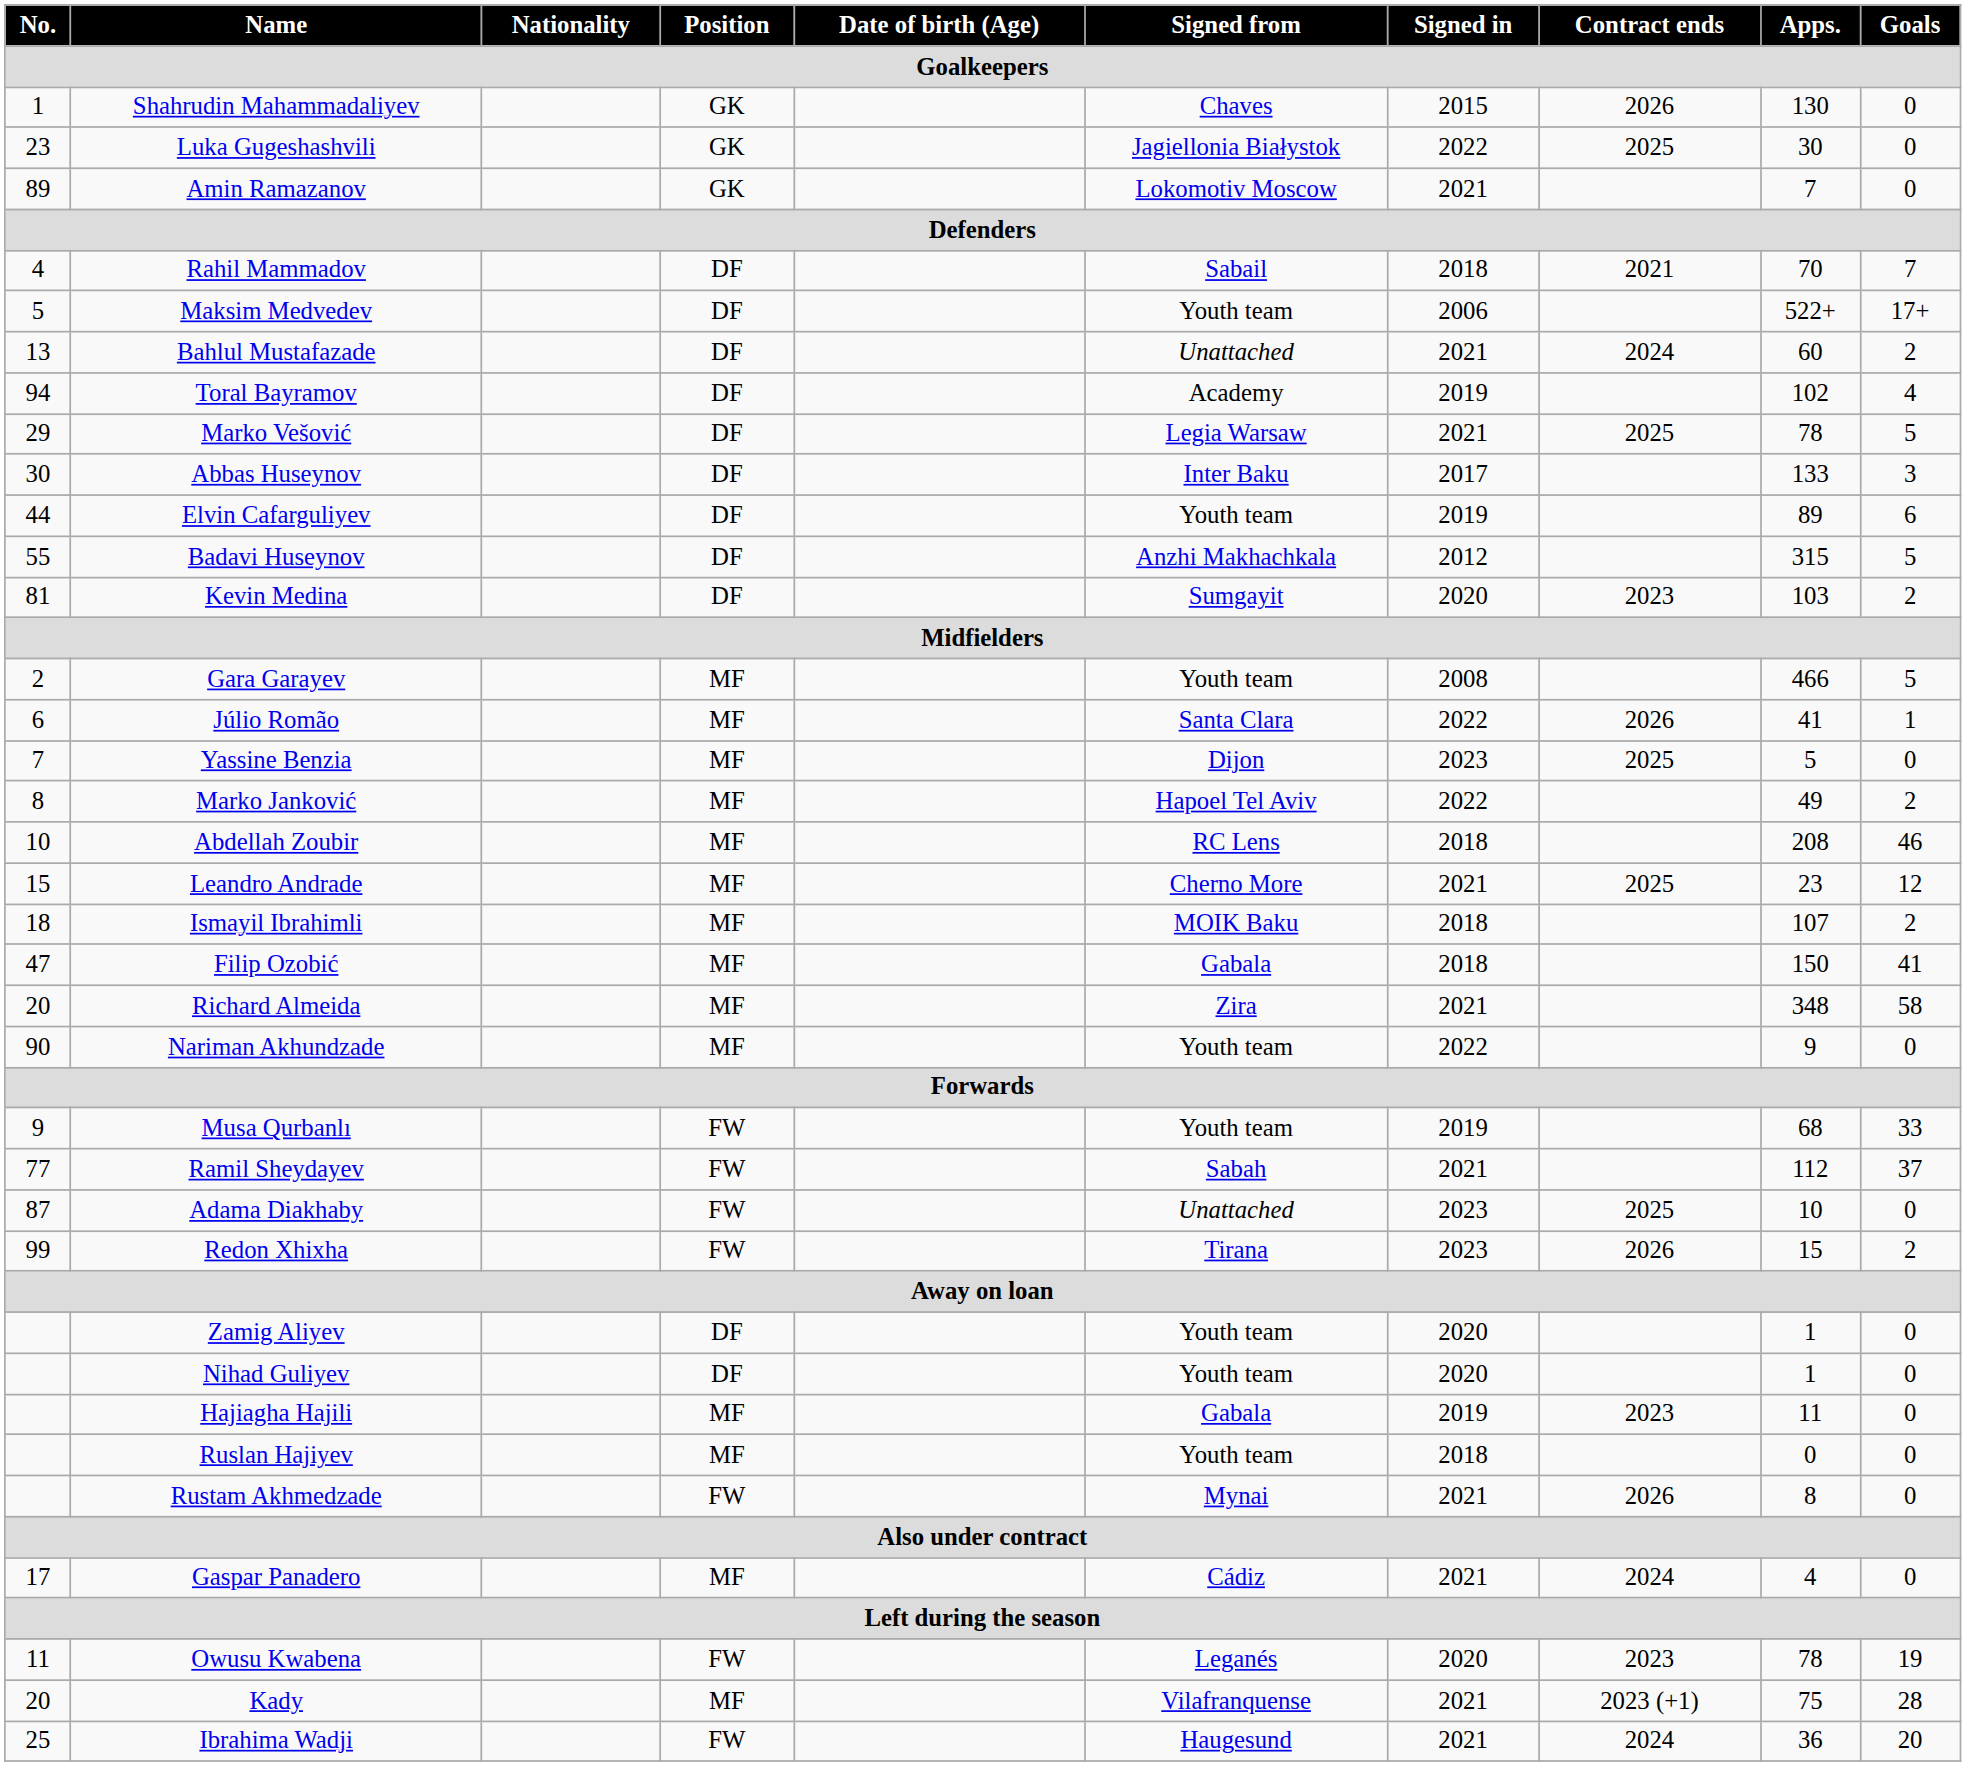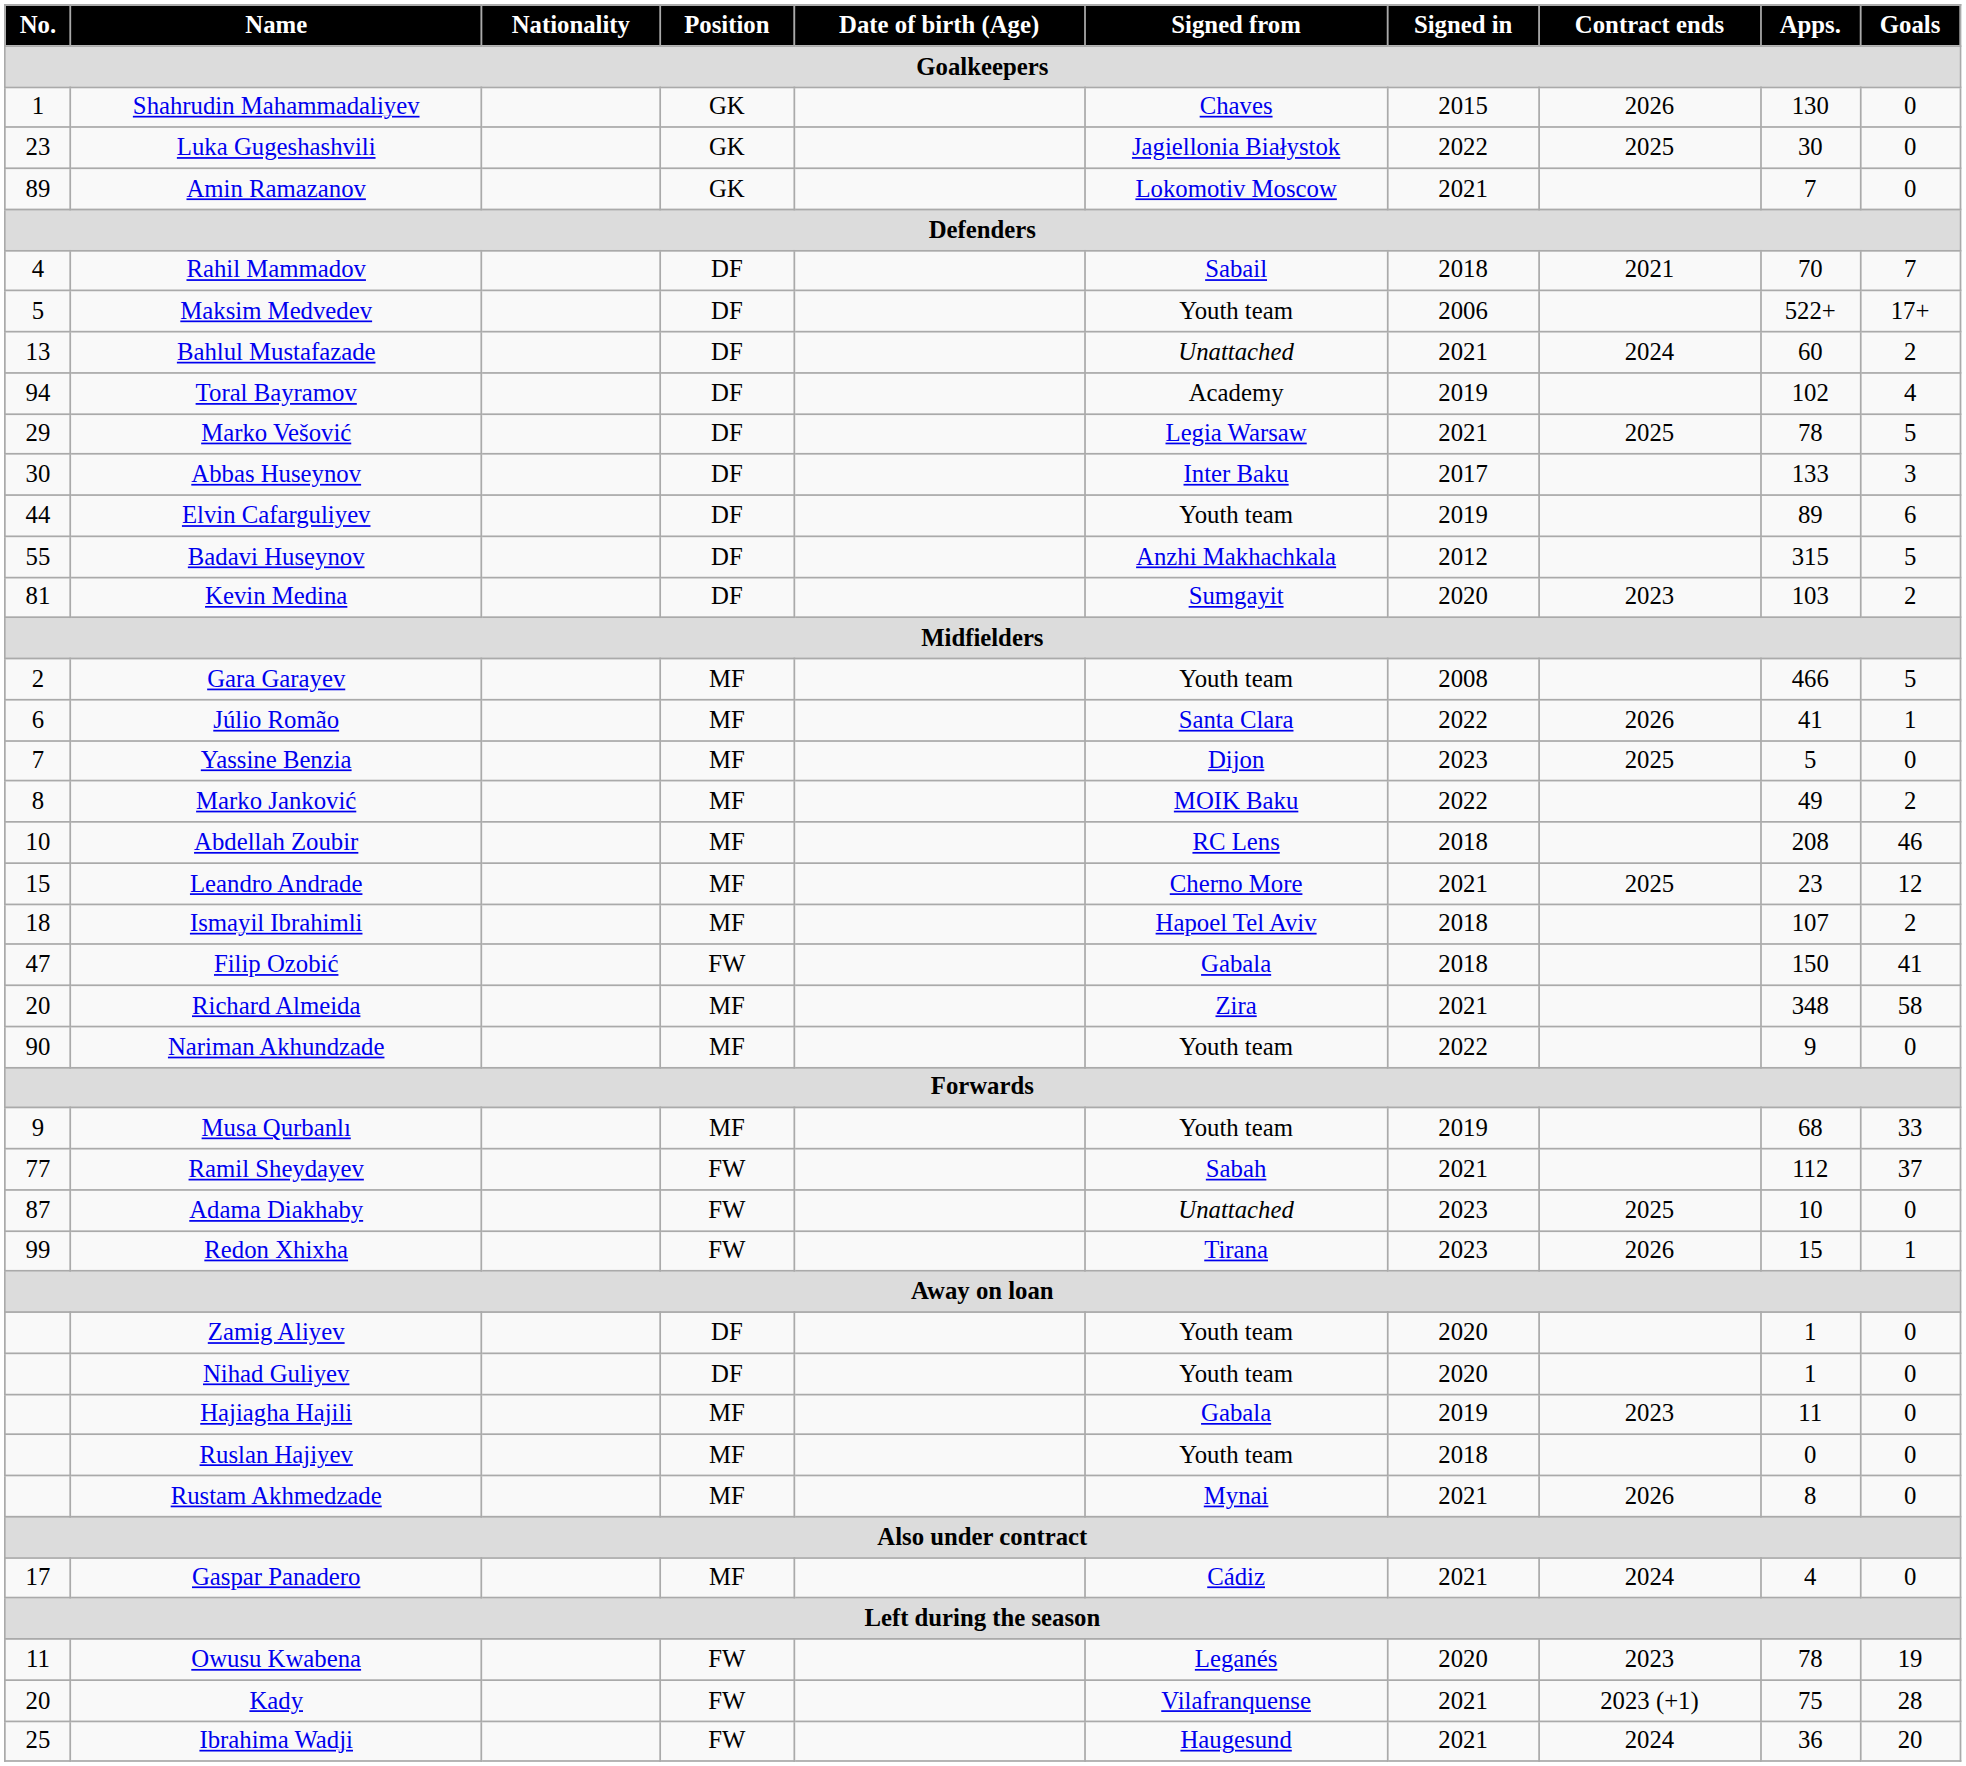(1236, 801) Hapoel Tel Aviv -> (1236, 801) MOIK Baku
(1236, 924) MOIK Baku -> (1236, 924) Hapoel Tel Aviv
(727, 964) MF -> (727, 964) FW
(727, 1128) FW -> (727, 1128) MF
(1910, 1250) 2 -> (1910, 1250) 1
(727, 1495) FW -> (727, 1495) MF
(727, 1700) MF -> (727, 1700) FW
